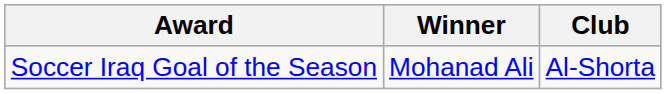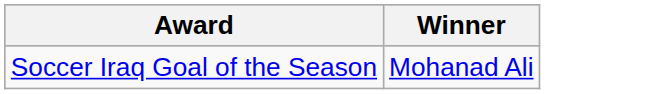- column: (600, 25)
